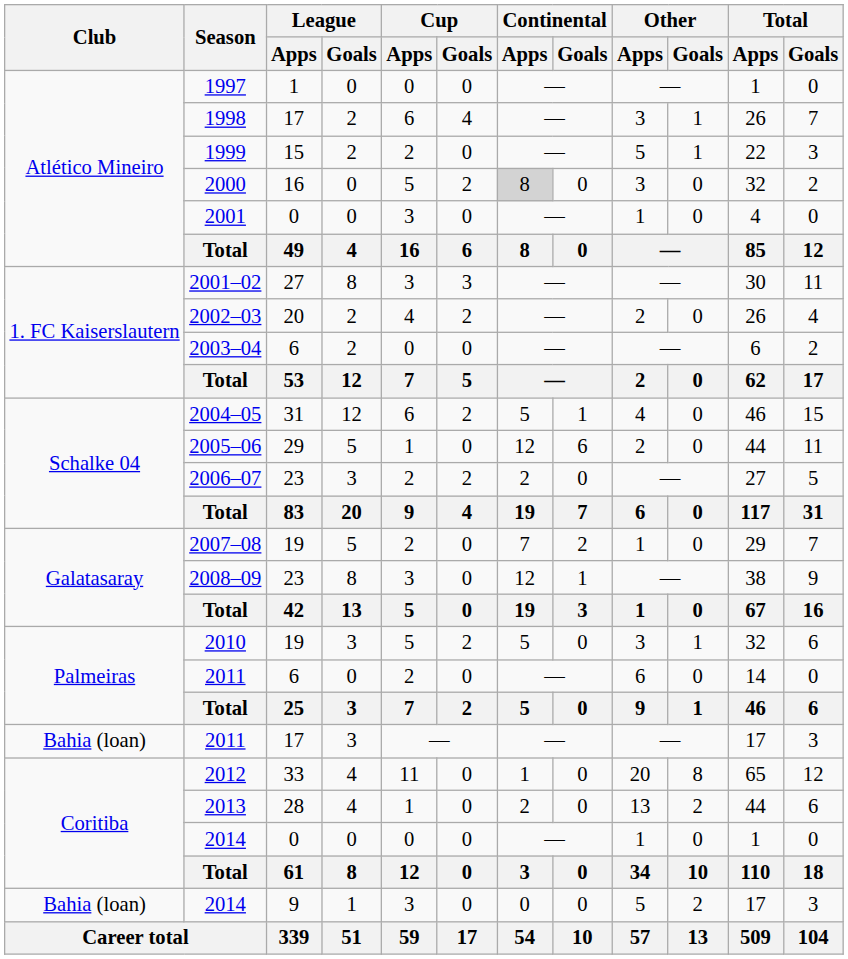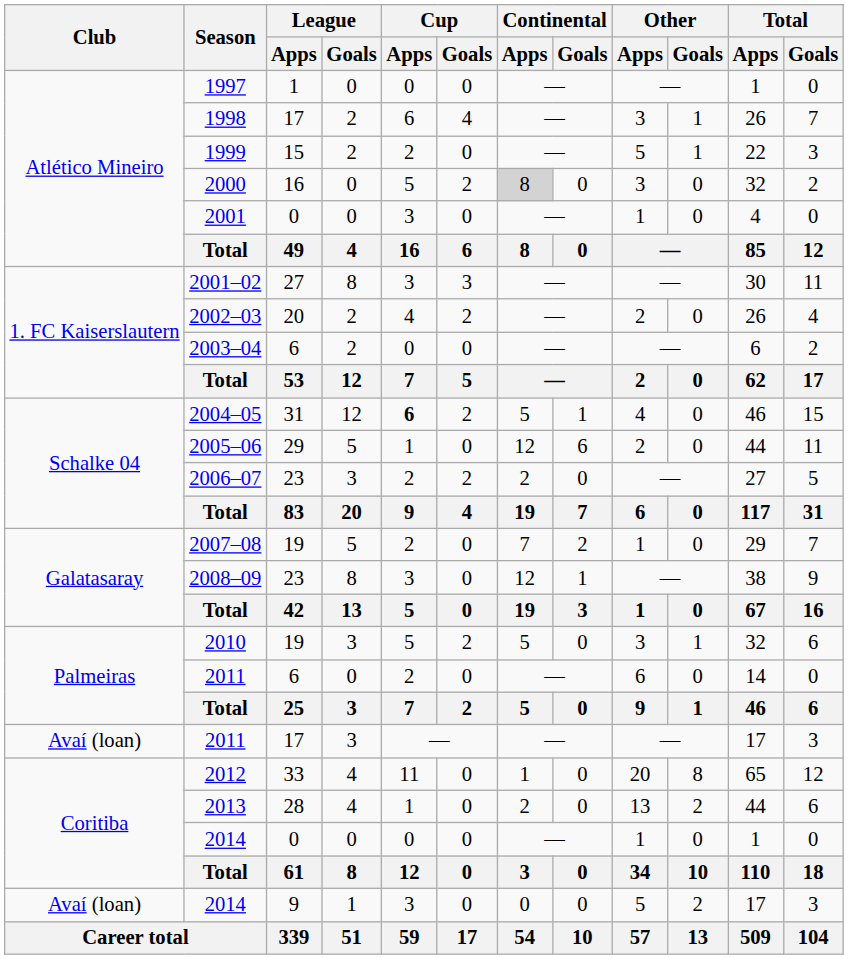(409, 413) normal -> (409, 413) bold
(95, 741) Bahia (loan) -> (95, 741) Avaí (loan)
(95, 904) Bahia (loan) -> (95, 904) Avaí (loan)
